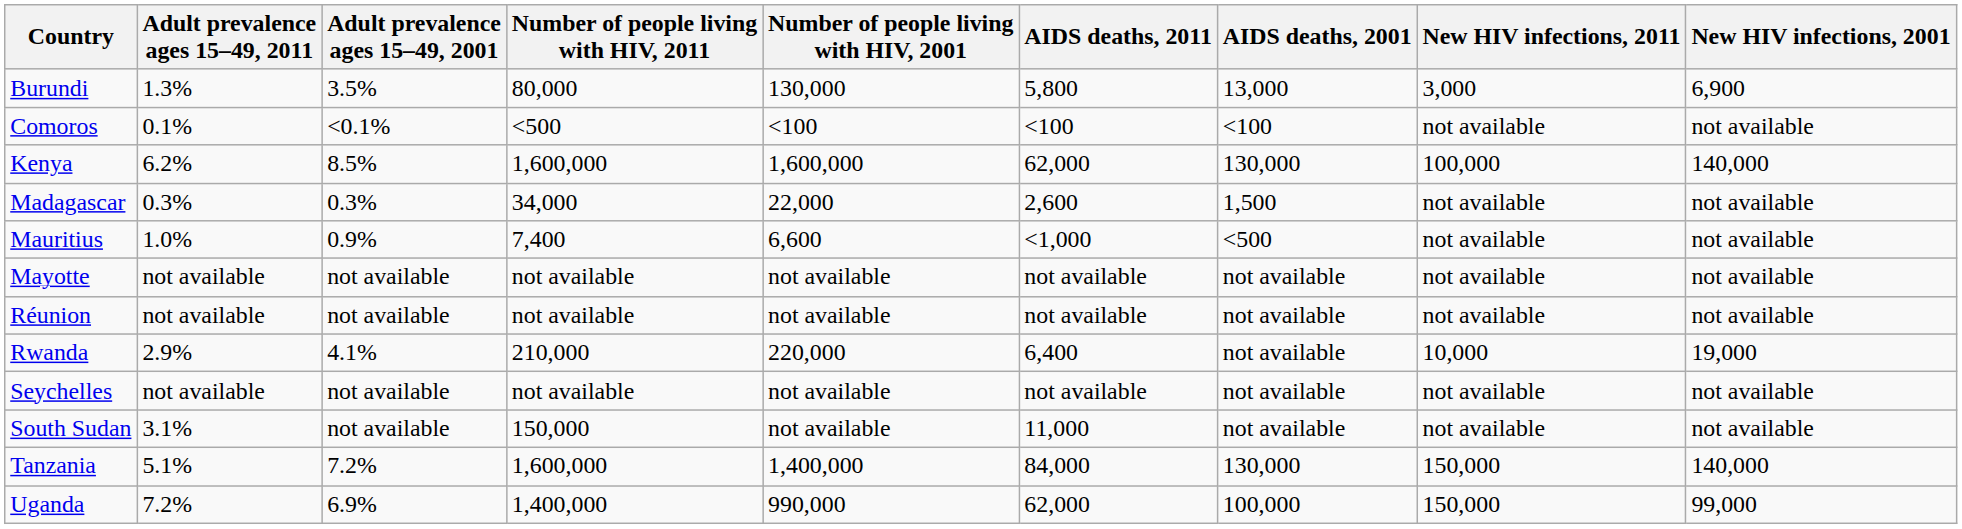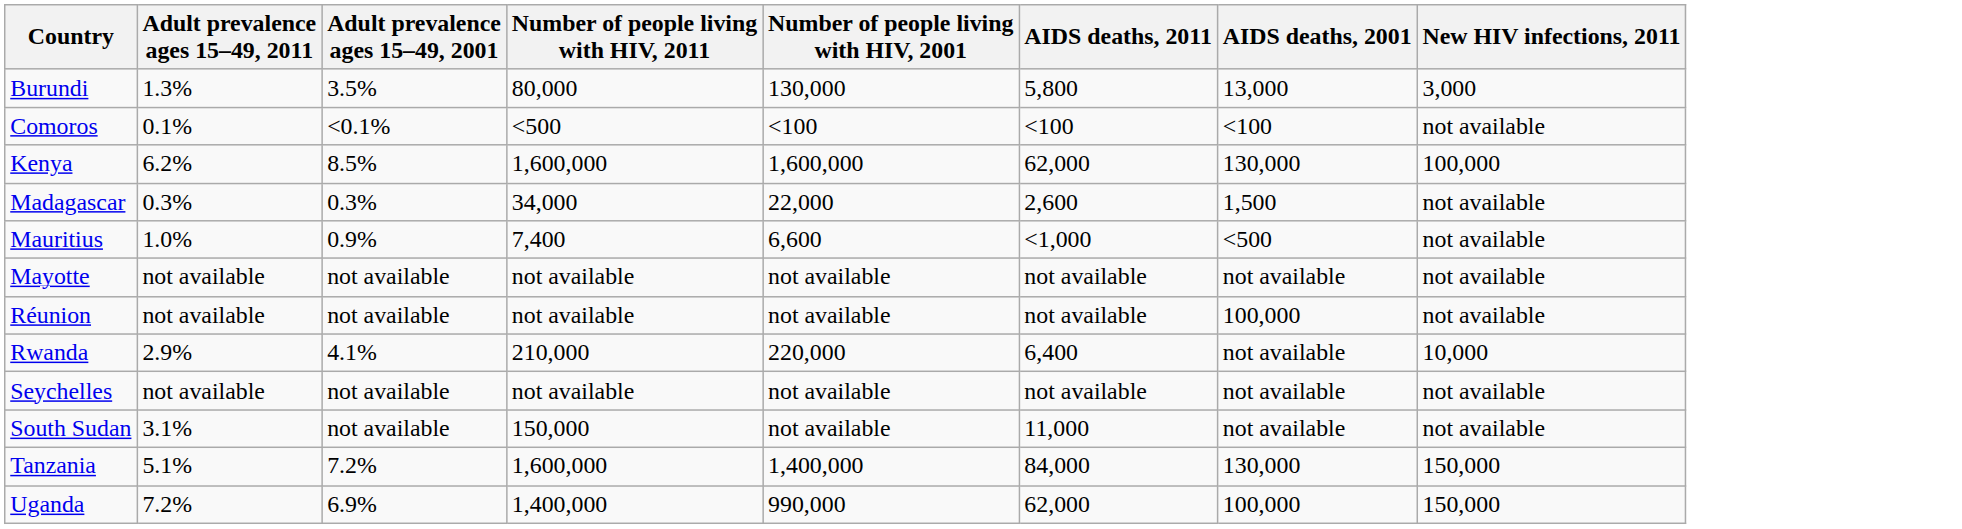- column: (1821, 36)
(1284, 314) not available -> (1262, 314) 100,000
